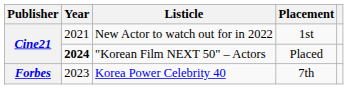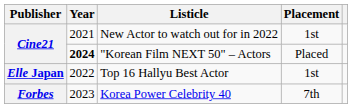+ row: (164, 73)
